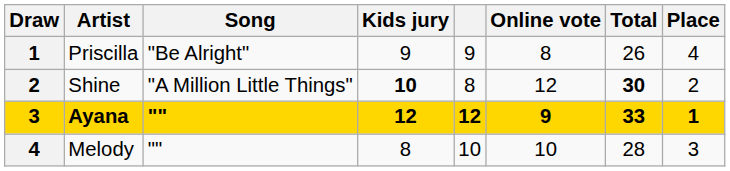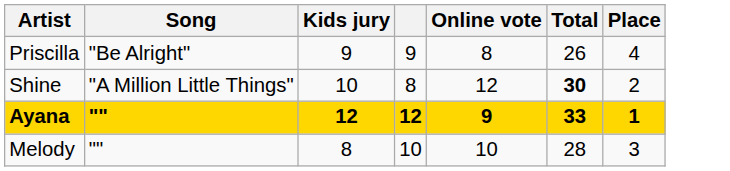- column: (34, 20)
(406, 85) bold -> (346, 85) normal
